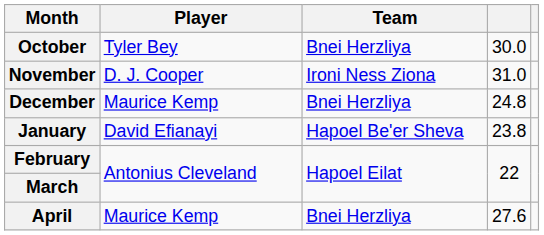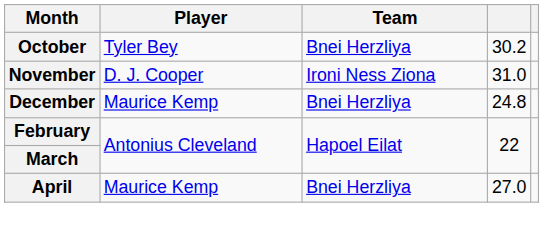(509, 46) 30.0 -> (509, 46) 30.2
- row: (52, 131)
(509, 215) 27.6 -> (509, 187) 27.0
